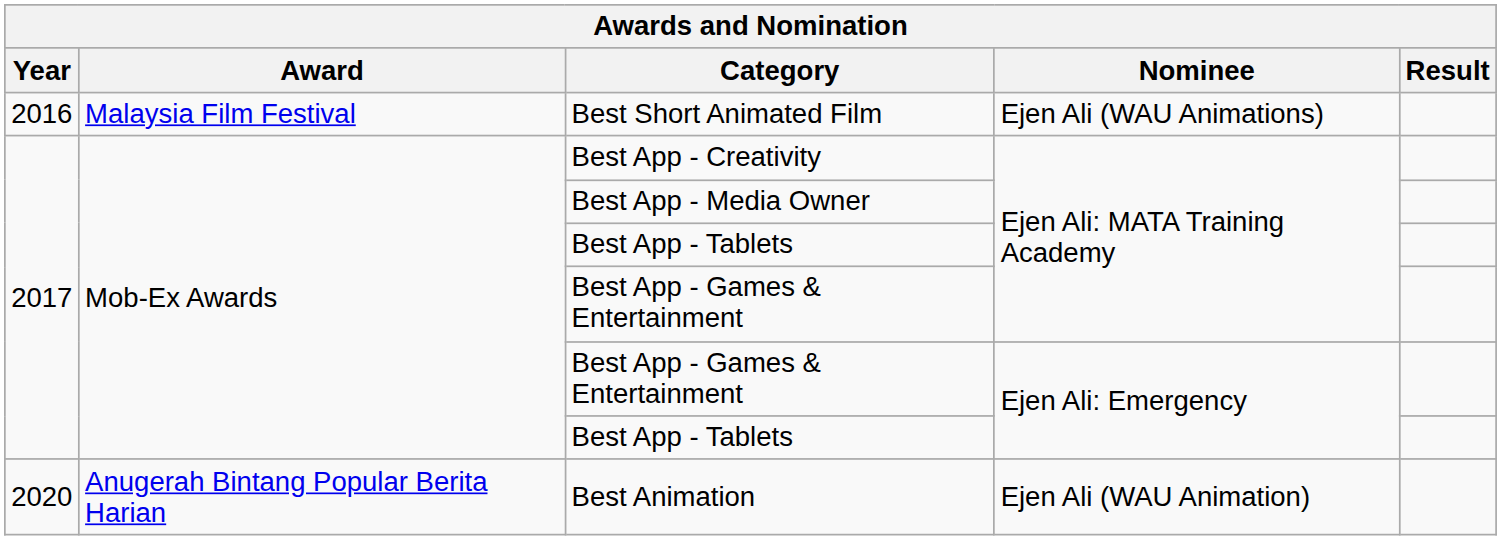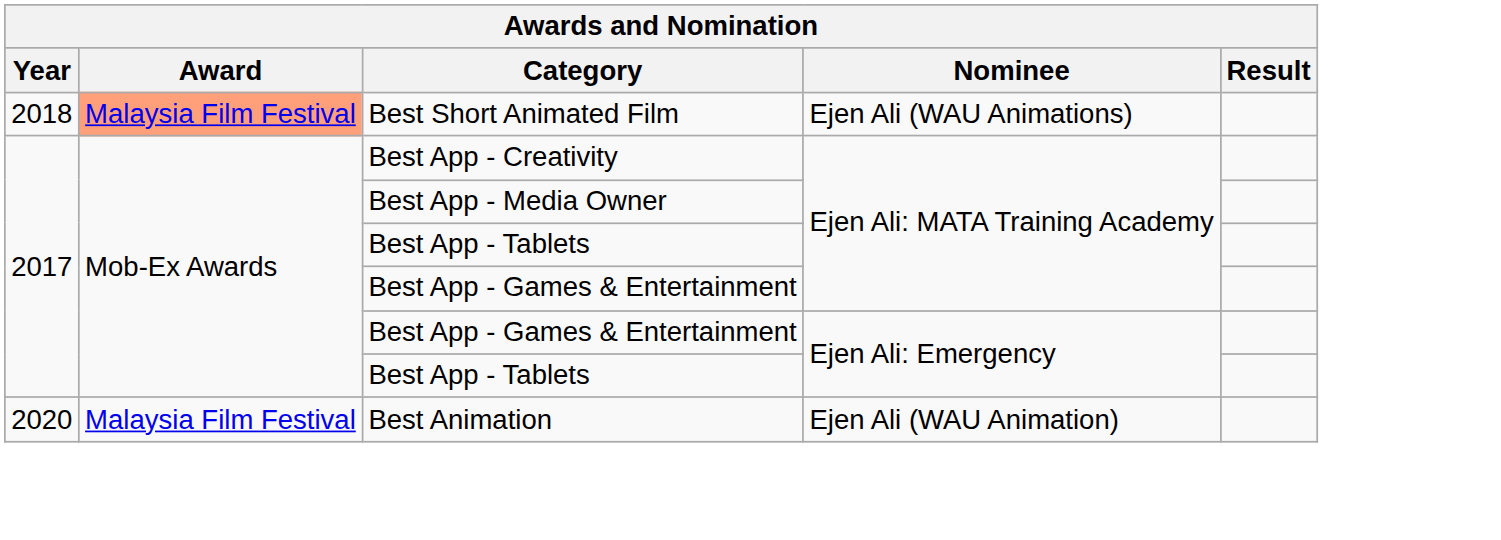(42, 113) 2016 -> (42, 113) 2018
(220, 113) no background -> (220, 113) lightsalmon background
(286, 496) Anugerah Bintang Popular Berita Harian -> (220, 419) Malaysia Film Festival
